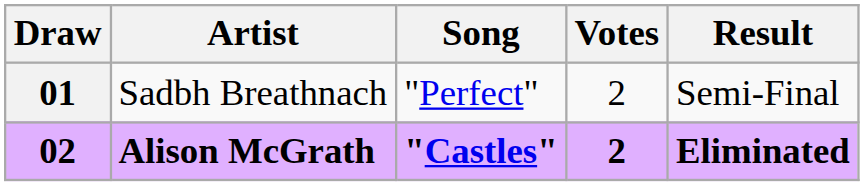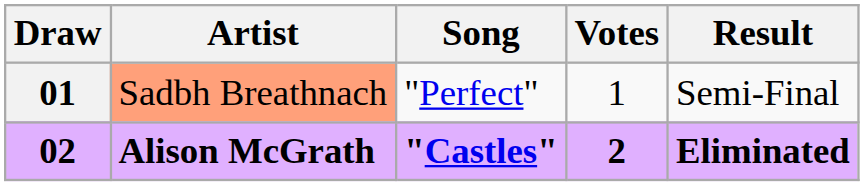(253, 92) no background -> (253, 92) lightsalmon background
(617, 92) 2 -> (617, 92) 1
